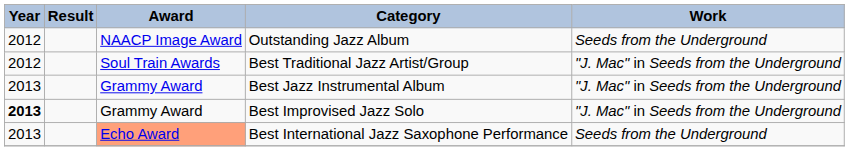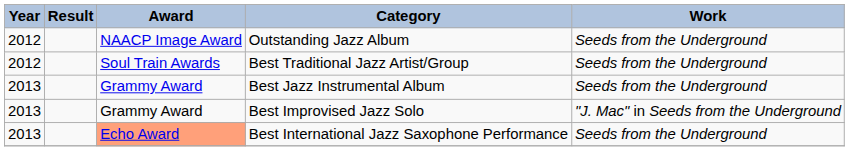(708, 63) "J. Mac" in Seeds from the Underground -> (671, 63) Seeds from the Underground
(708, 87) "J. Mac" in Seeds from the Underground -> (671, 87) Seeds from the Underground
(24, 110) bold -> (24, 110) normal
